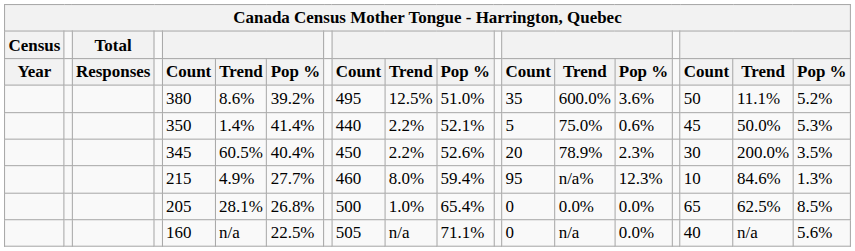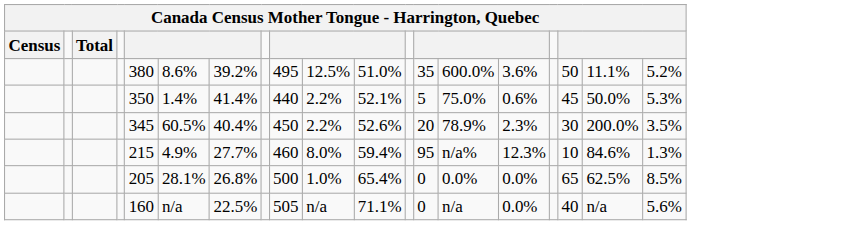- row: (34, 71)
